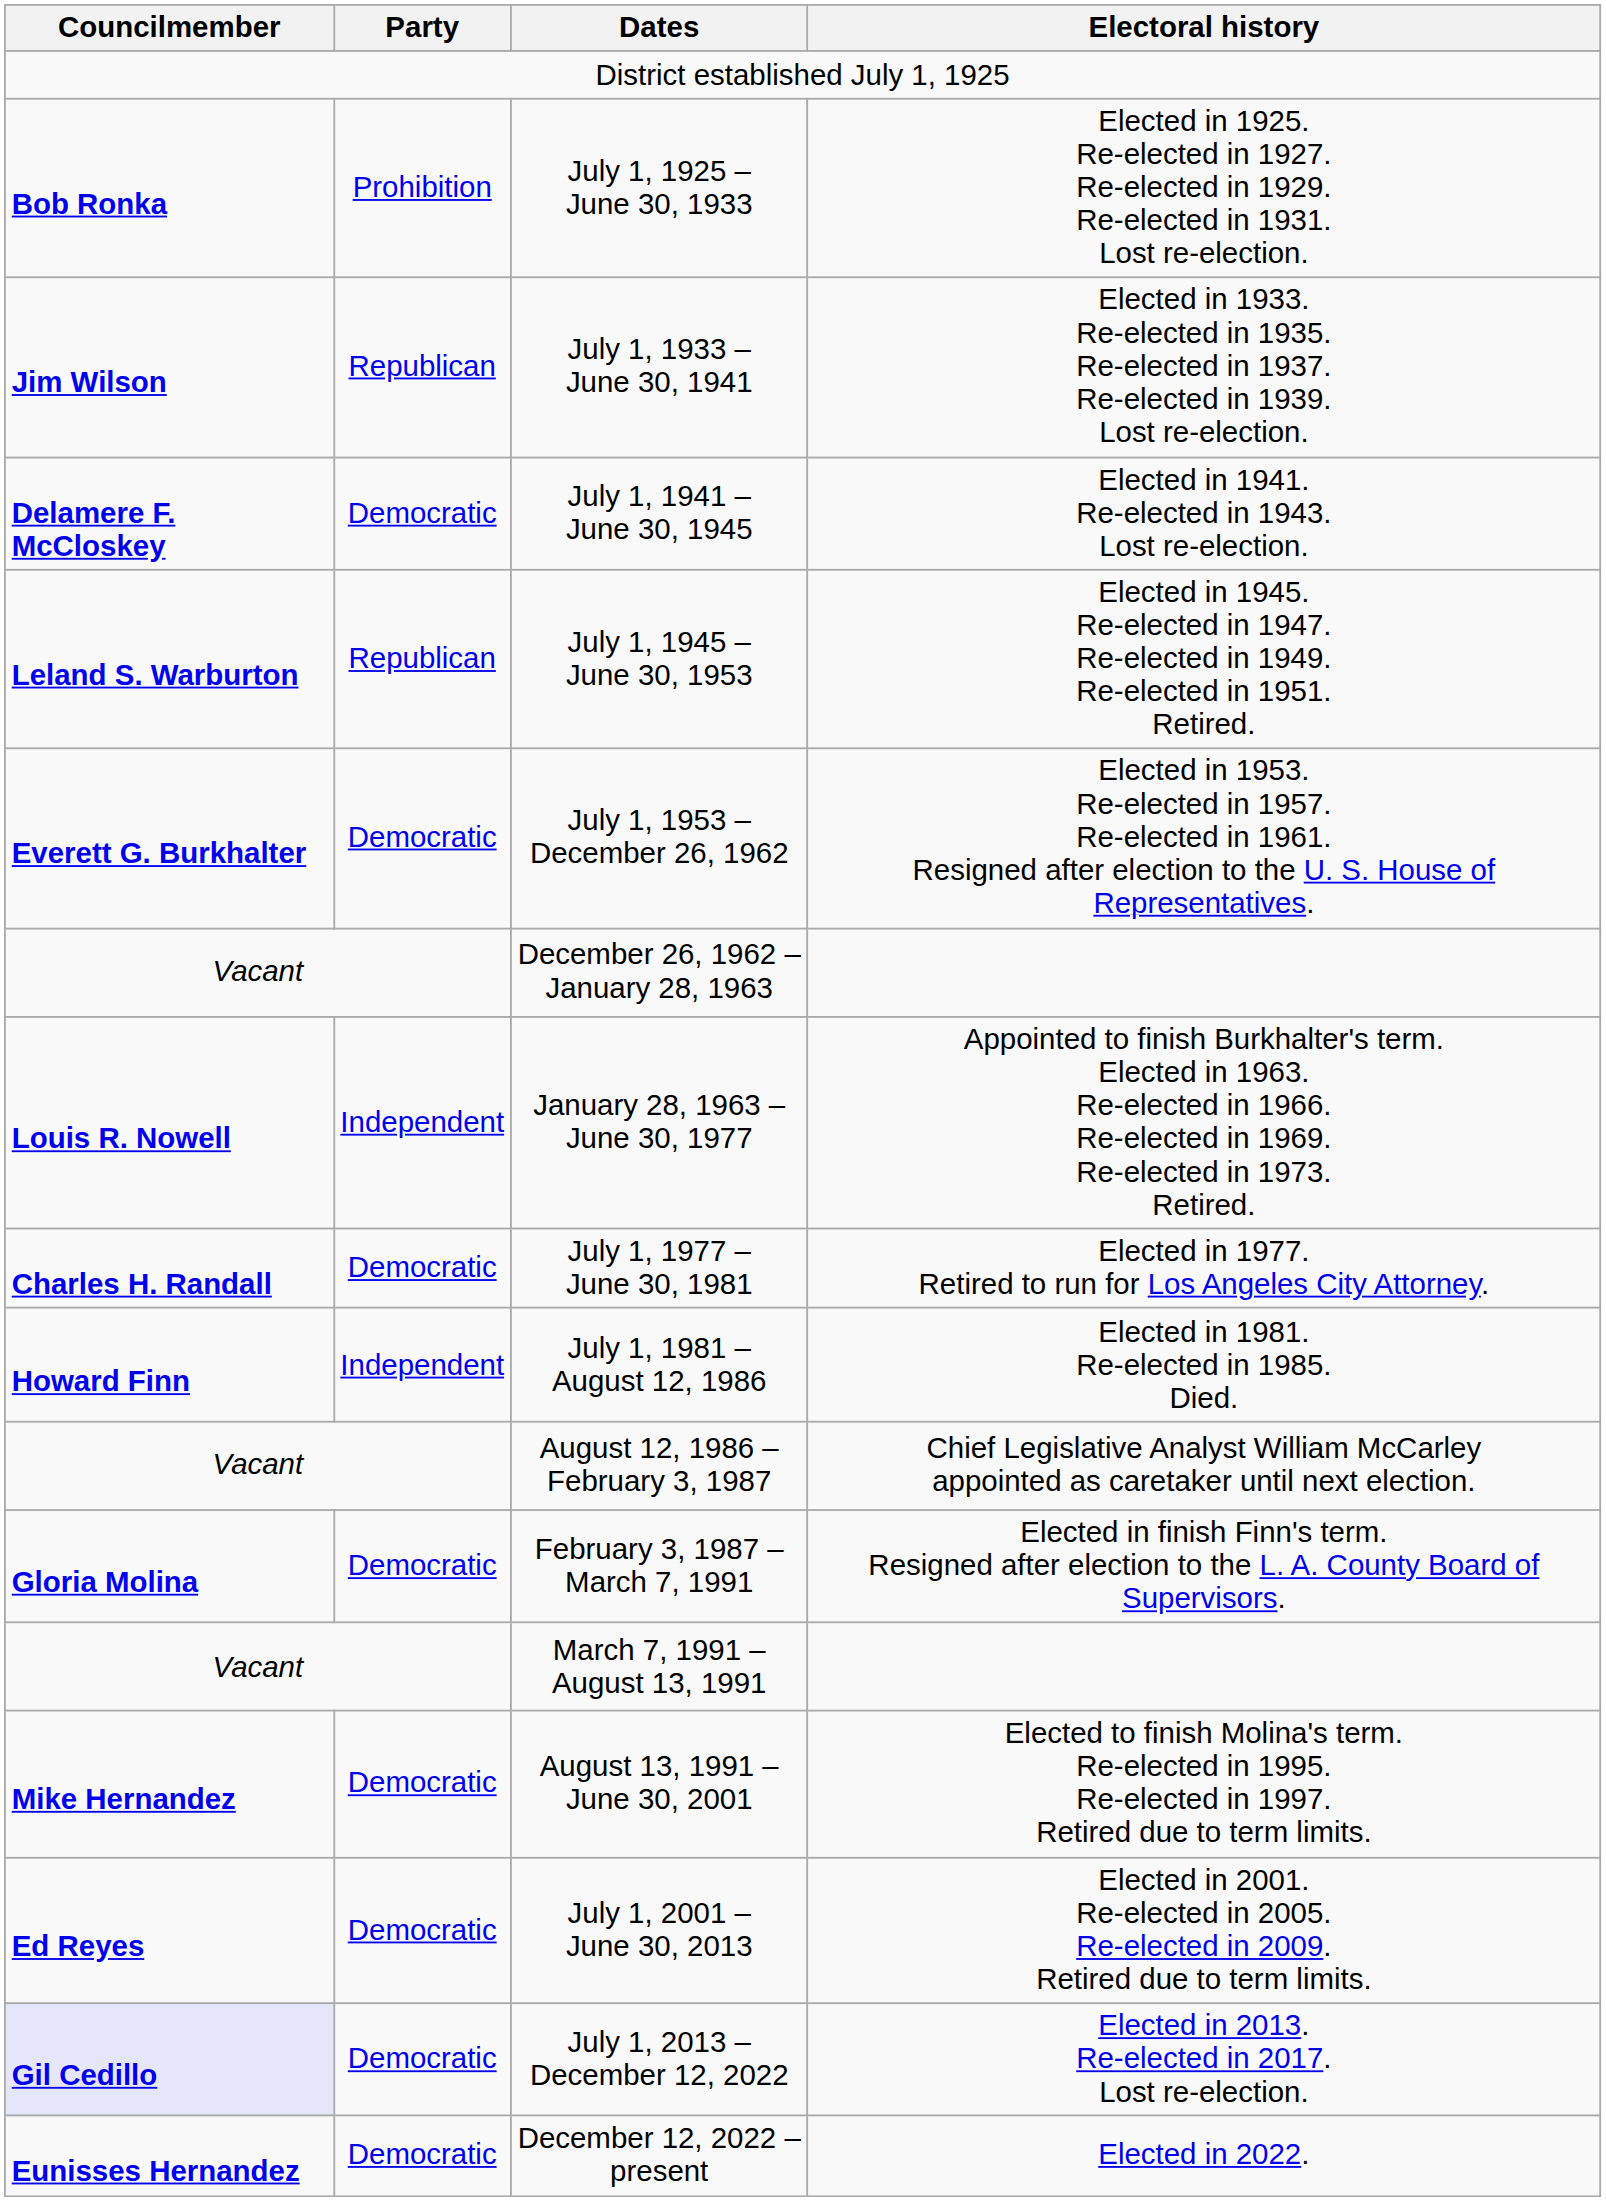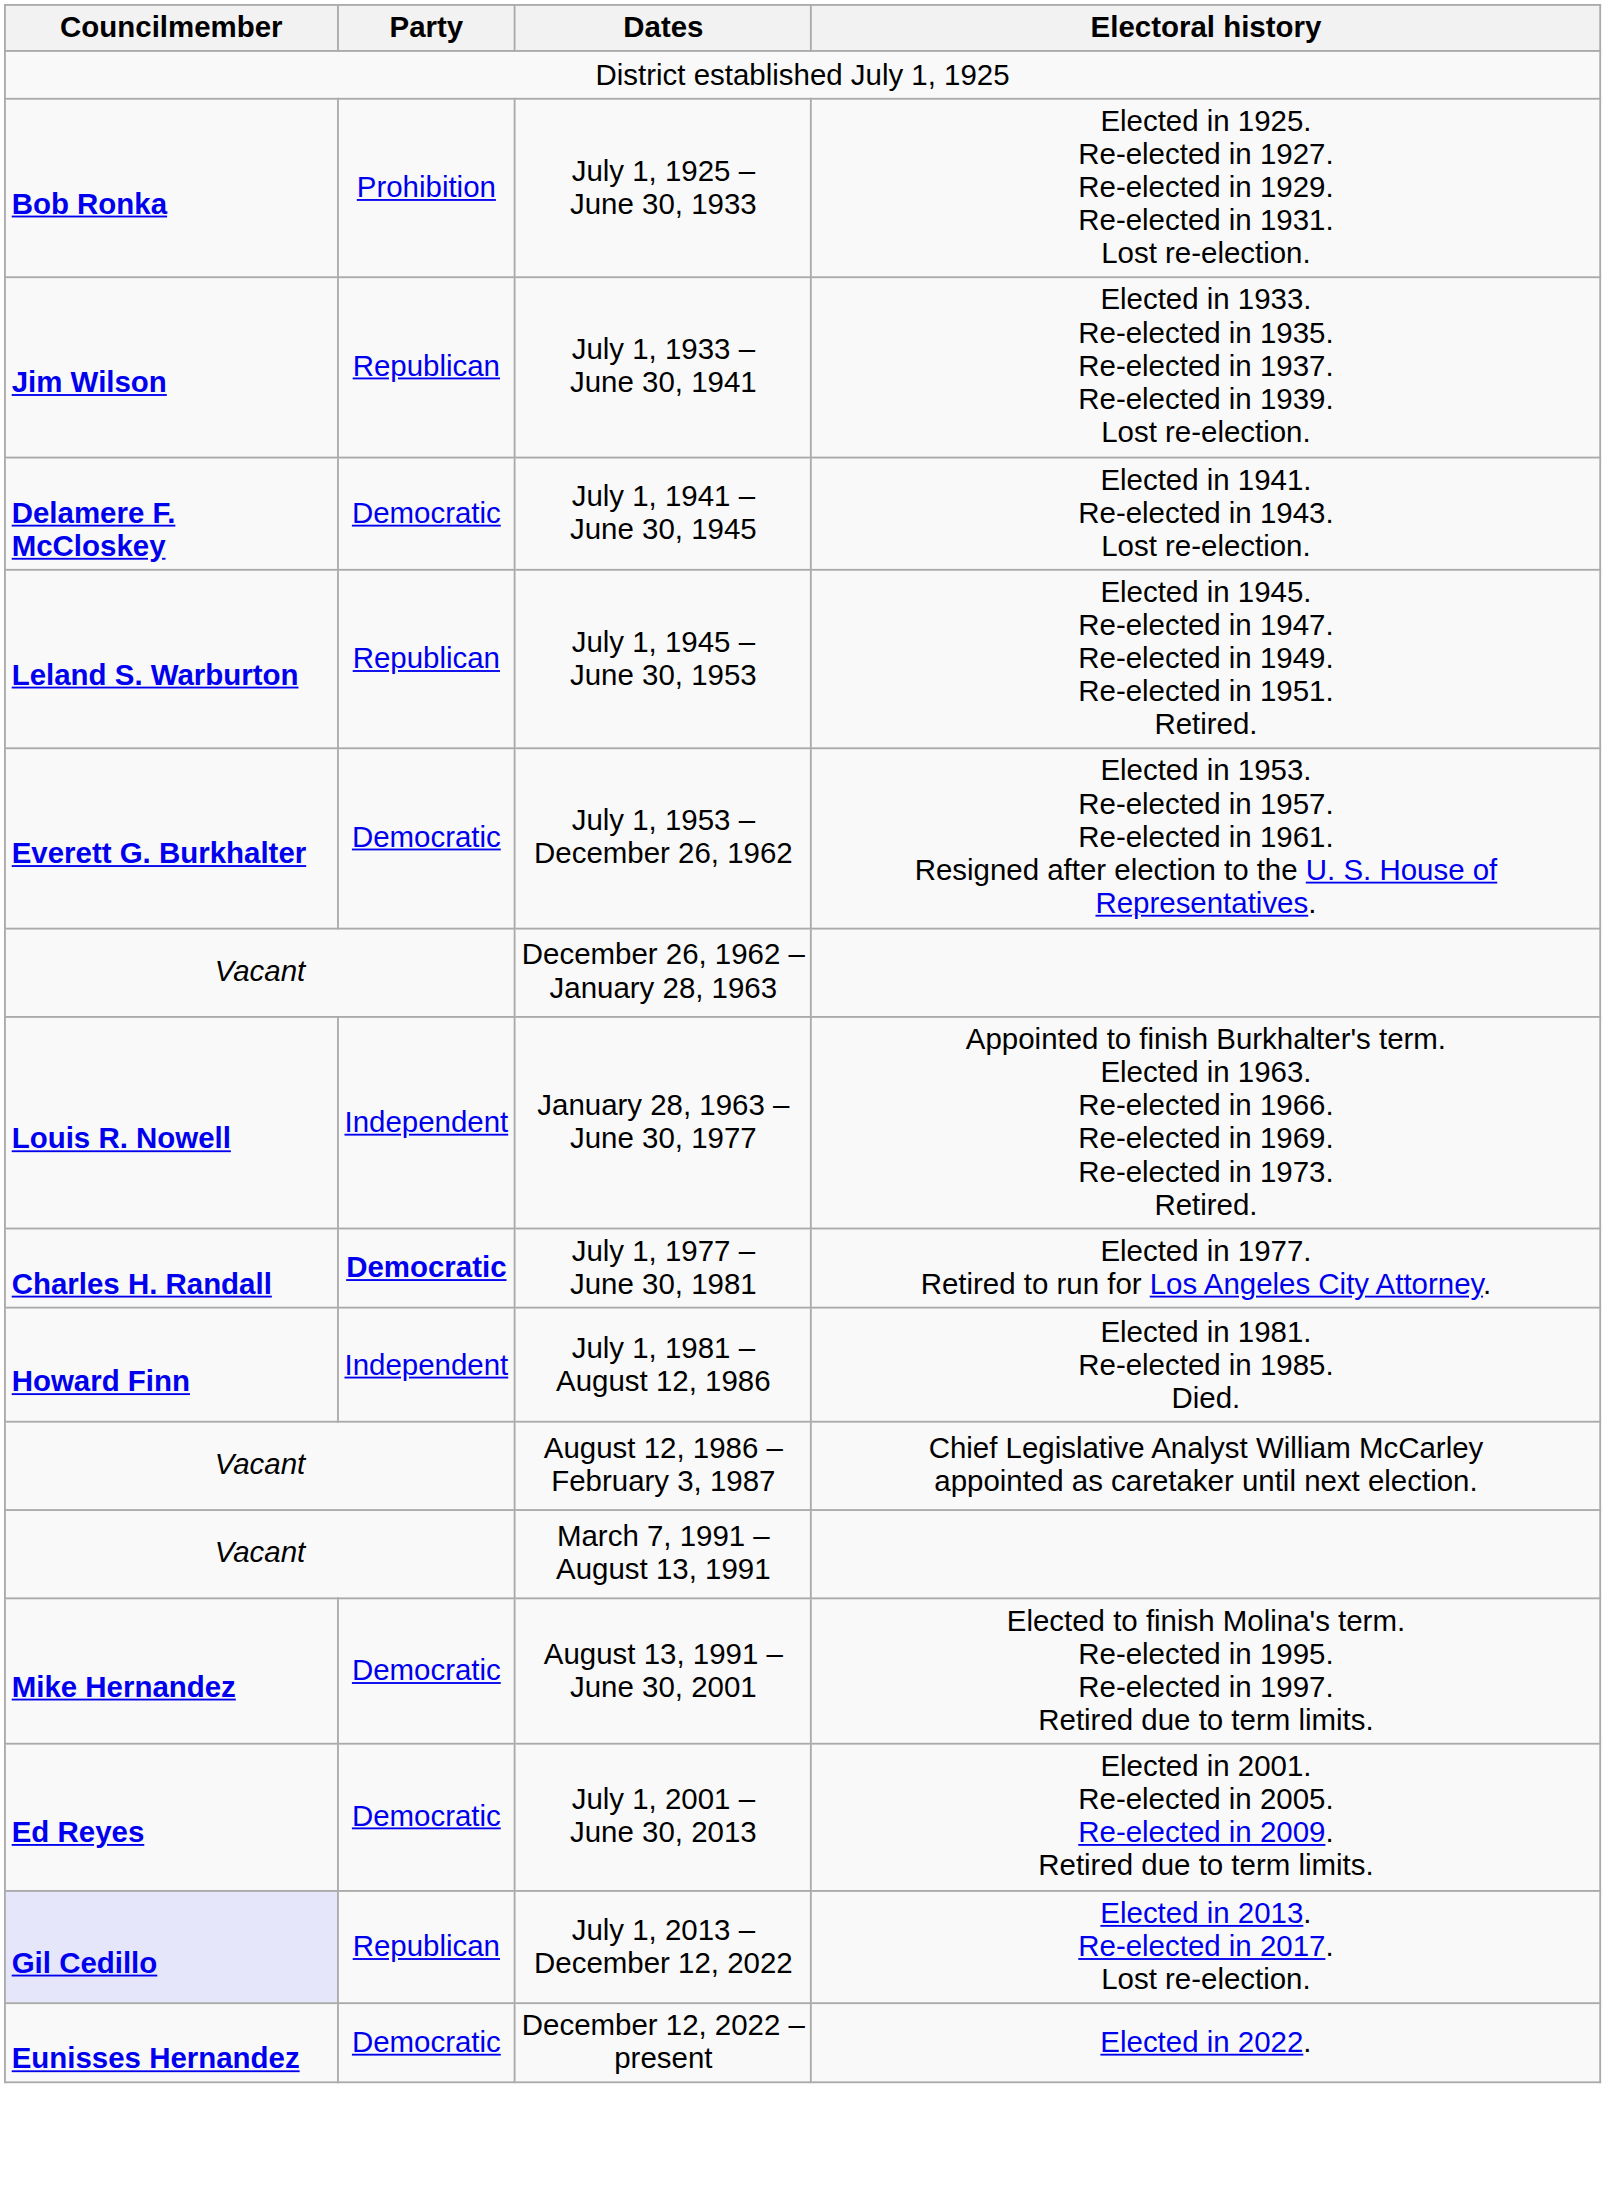(422, 1268) normal -> (426, 1268) bold
- row: (659, 1565)
(422, 2058) Democratic -> (426, 1946) Republican
